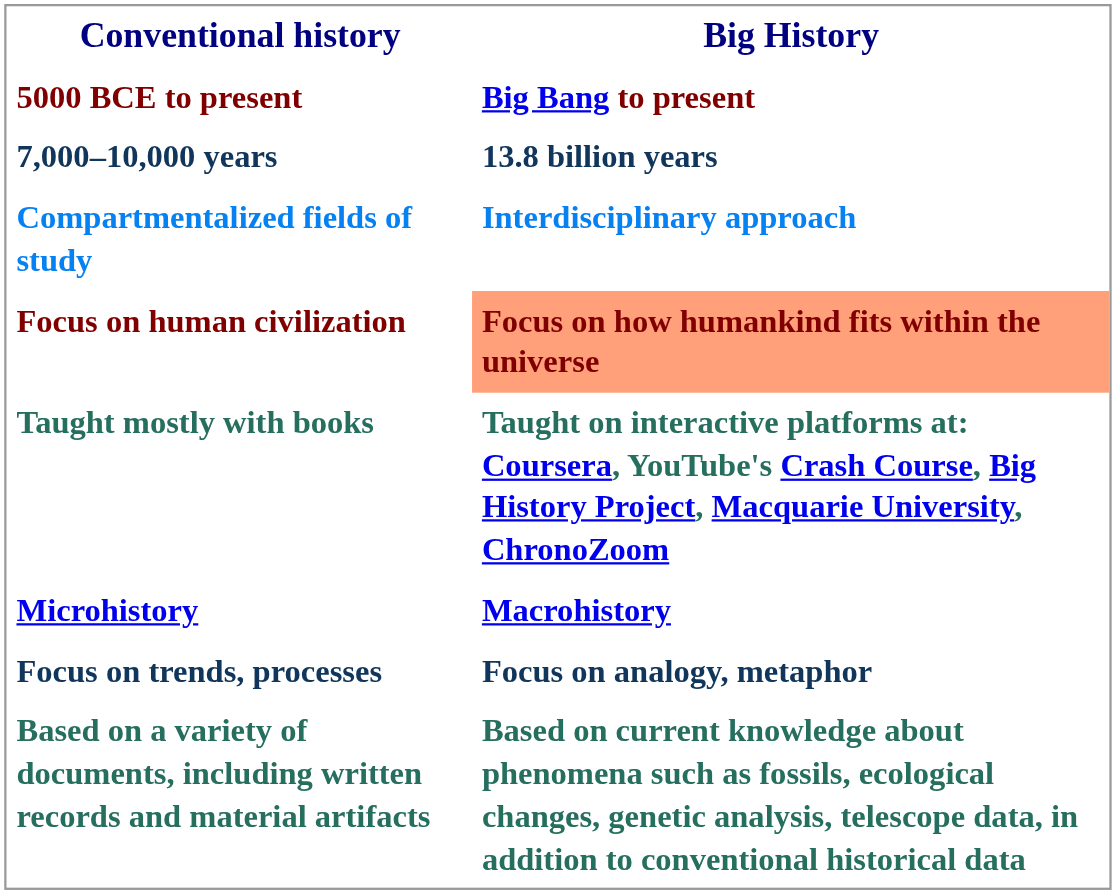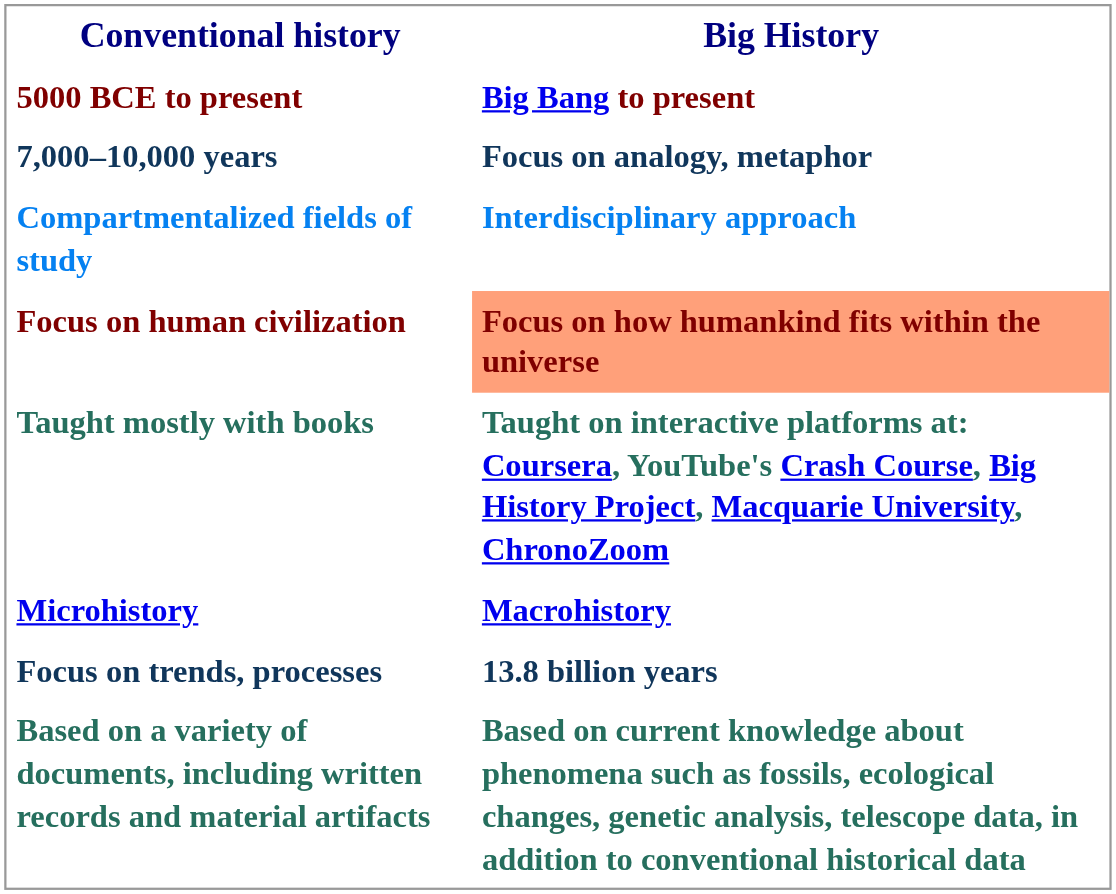(600, 156) 13.8 billion years -> (677, 156) Focus on analogy, metaphor
(677, 670) Focus on analogy, metaphor -> (600, 670) 13.8 billion years
